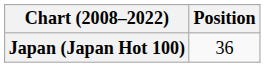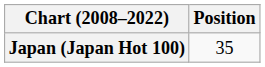(225, 47) 36 -> (225, 47) 35
